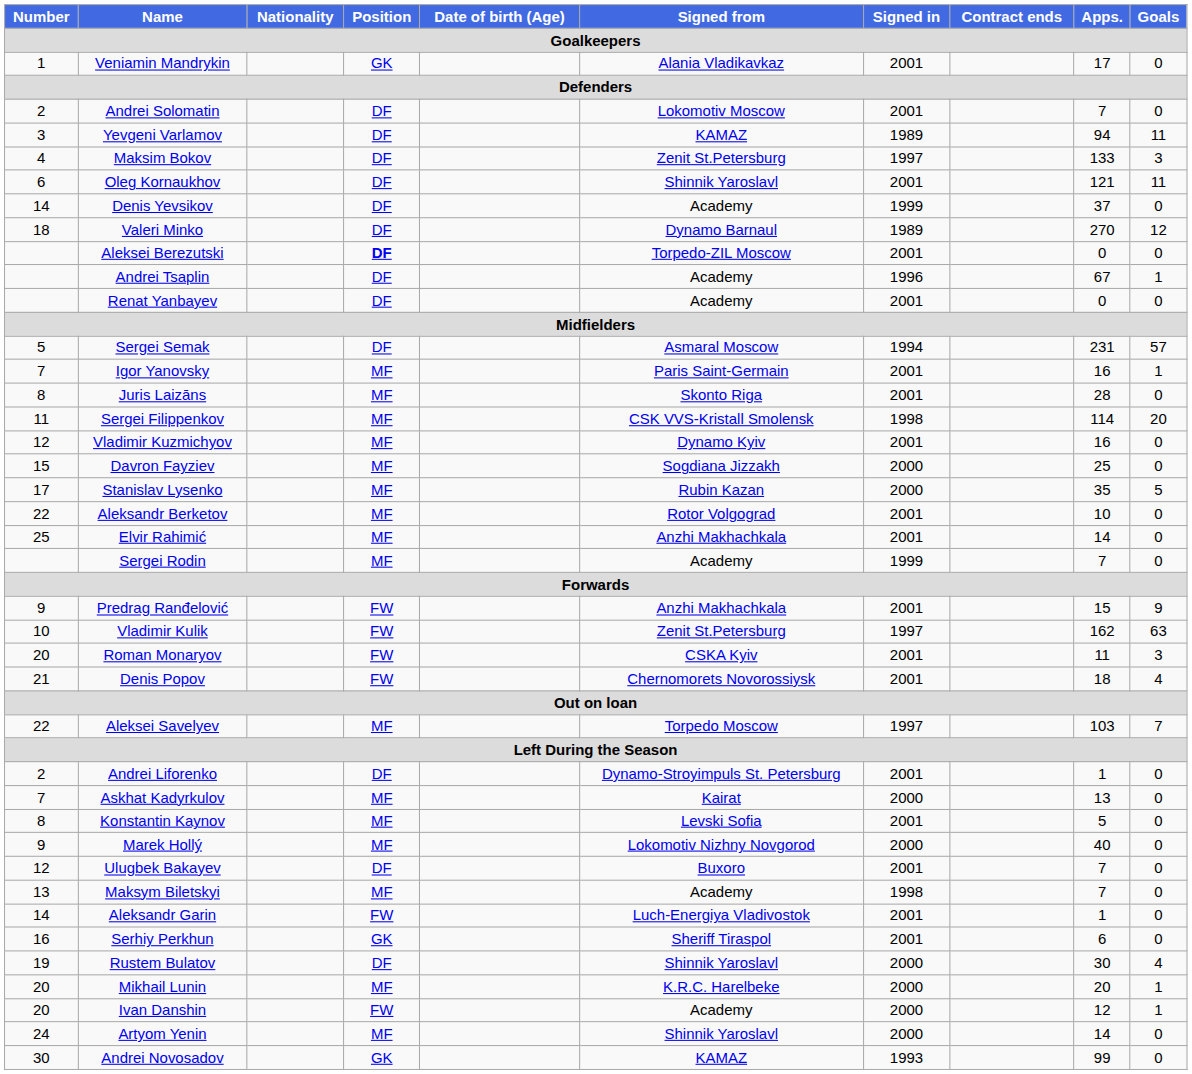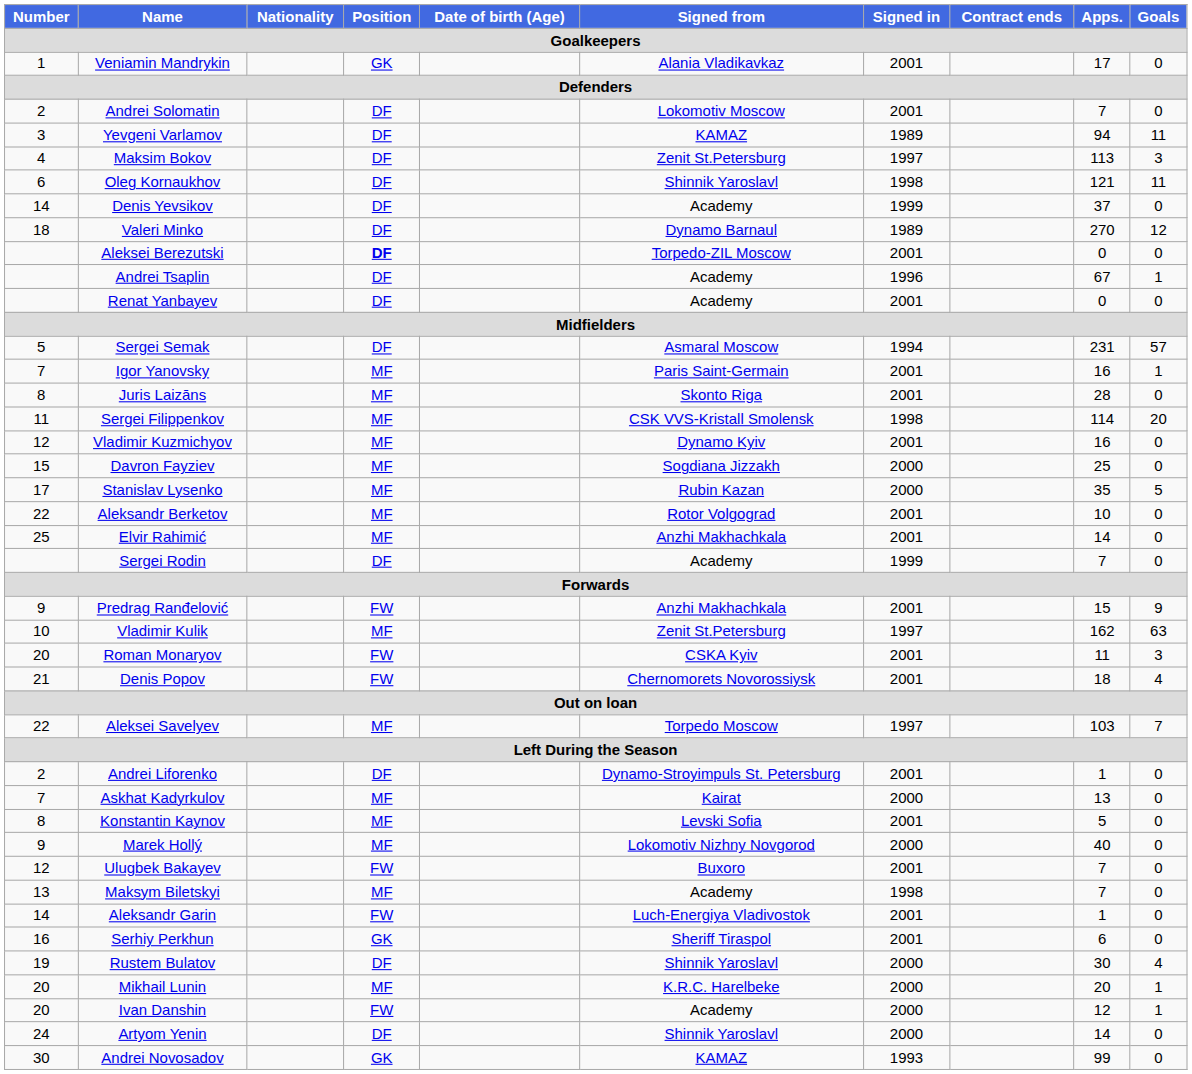(1102, 159) 133 -> (1102, 159) 113
(906, 182) 2001 -> (906, 182) 1998
(382, 561) MF -> (382, 561) DF
(382, 632) FW -> (382, 632) MF
(382, 869) DF -> (382, 869) FW
(382, 1034) MF -> (382, 1034) DF
